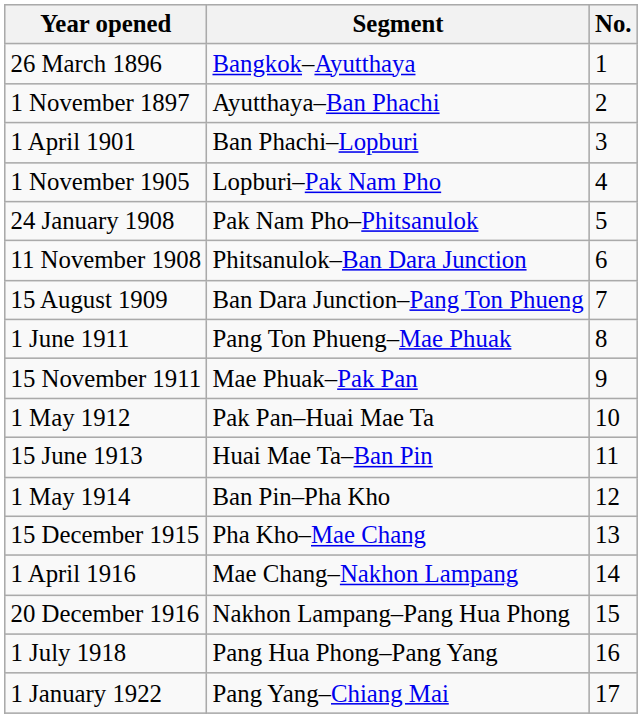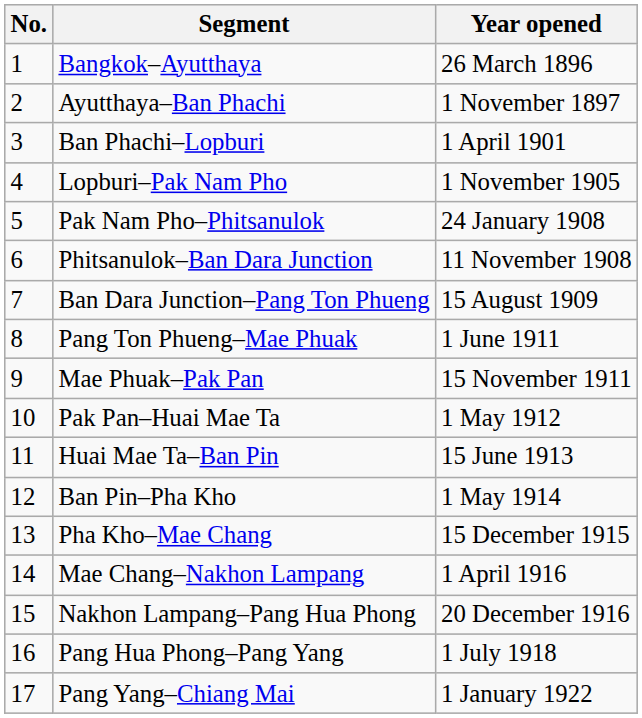columns swapped: (613, 24) <-> (106, 24)
